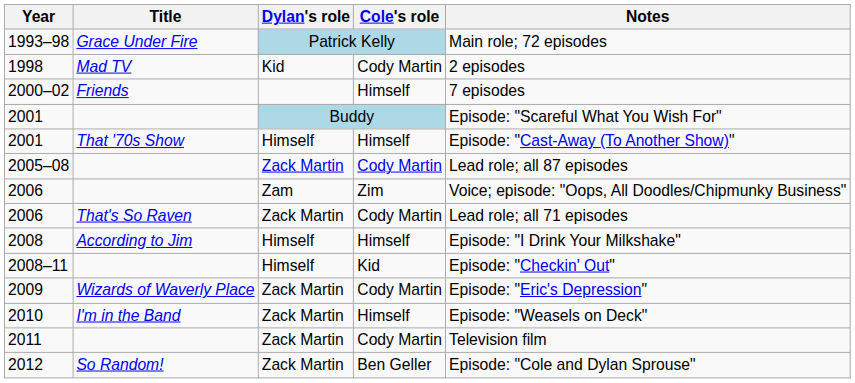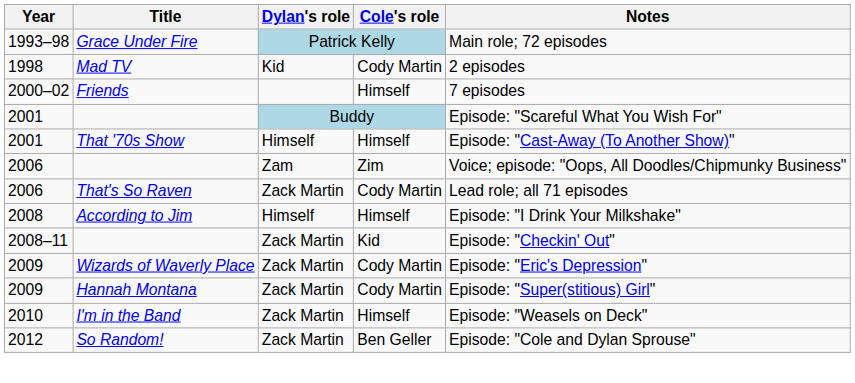- row: (39, 166)
(288, 265) Himself -> (303, 240) Zack Martin
+ row: (26, 290)
- row: (25, 340)
